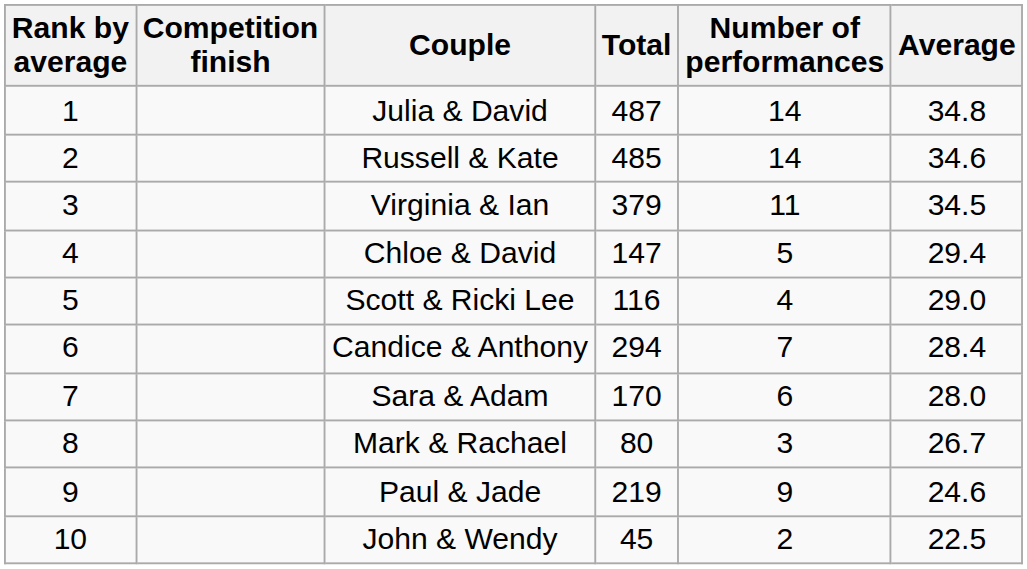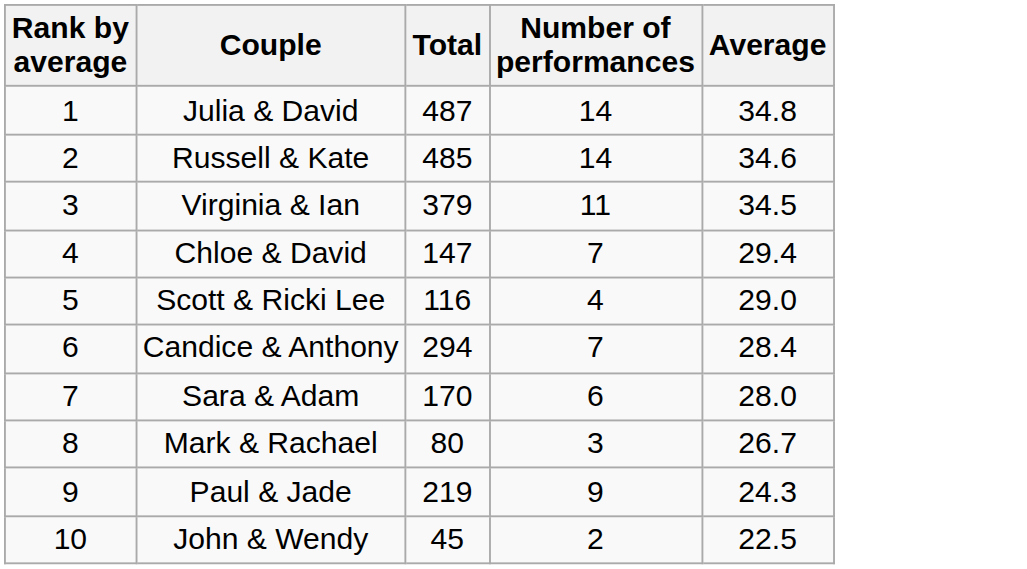- column: (230, 45)
(785, 253) 5 -> (595, 253) 7
(957, 491) 24.6 -> (768, 491) 24.3
